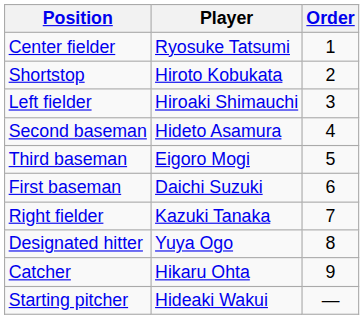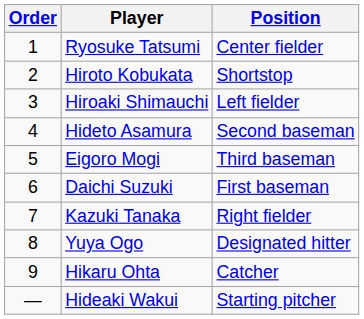columns swapped: (331, 18) <-> (78, 18)
